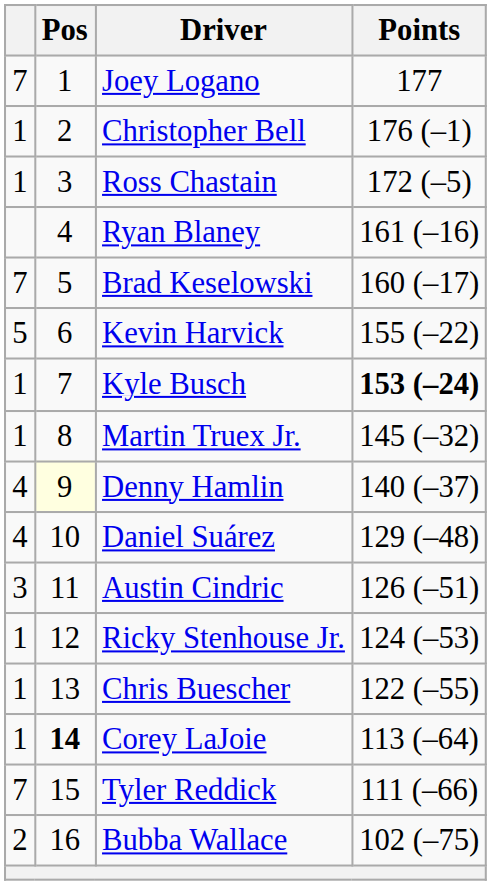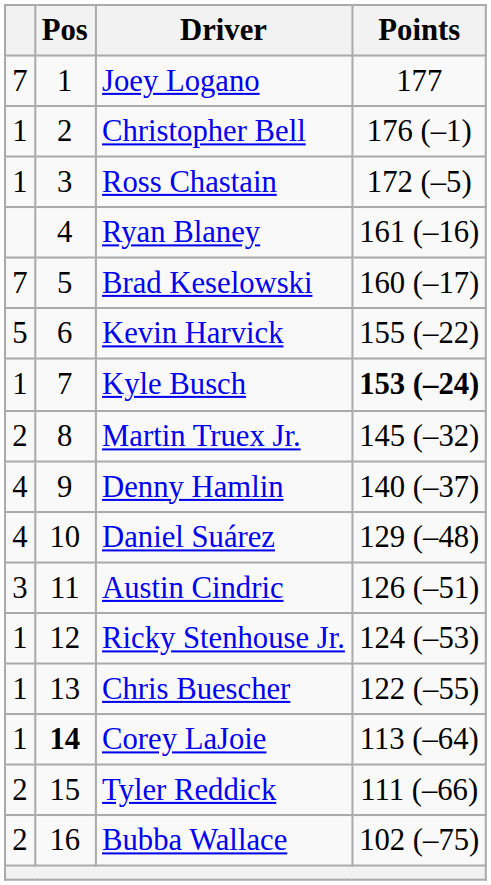(20, 435) 1 -> (20, 435) 2
(65, 485) lightyellow background -> (65, 485) no background
(20, 789) 7 -> (20, 789) 2
